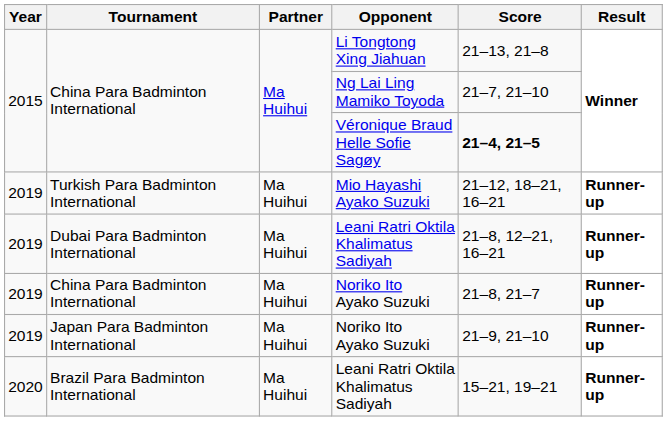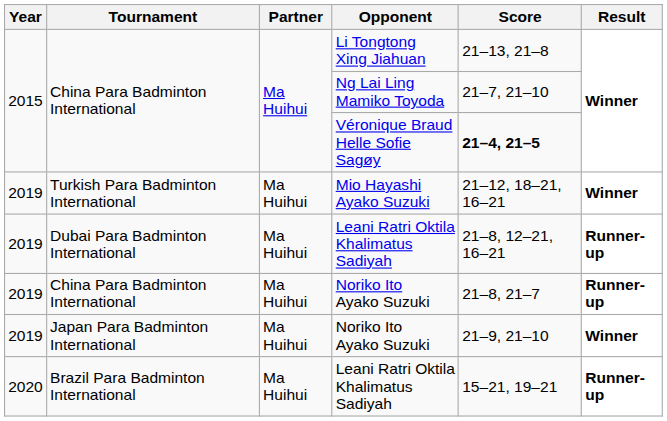(615, 193) Runner-up -> (612, 193) Winner
(615, 336) Runner-up -> (612, 336) Winner
